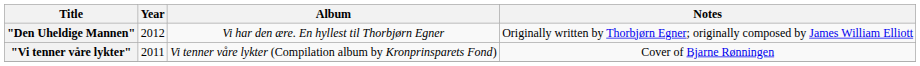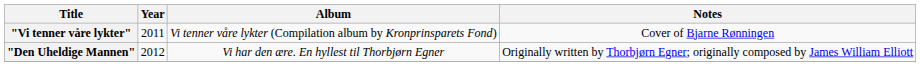rows swapped: (71, 52) <-> (71, 33)
